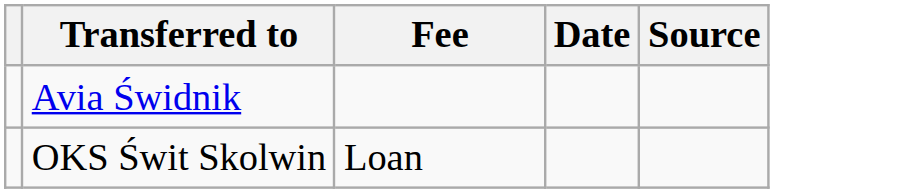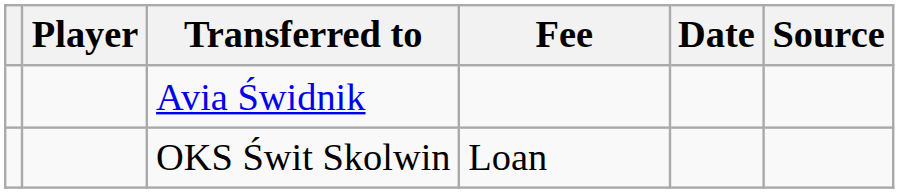+ column: (85, 34)
